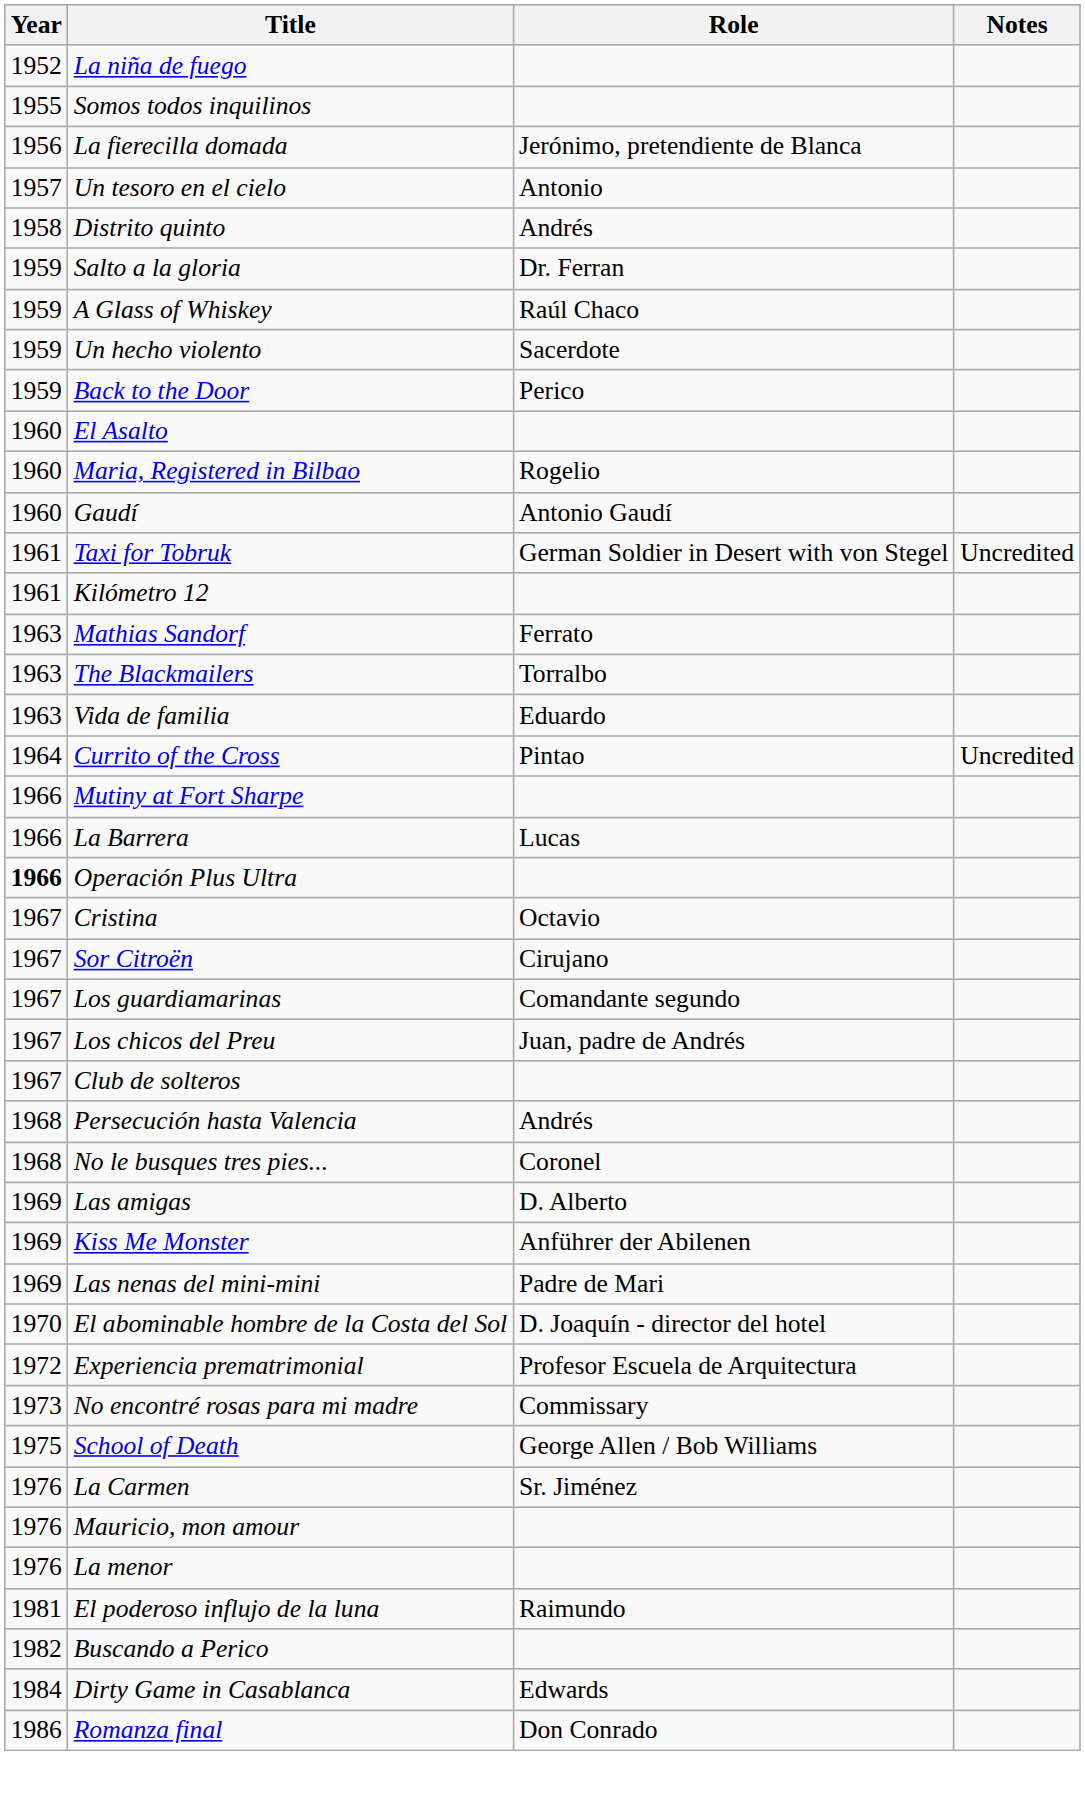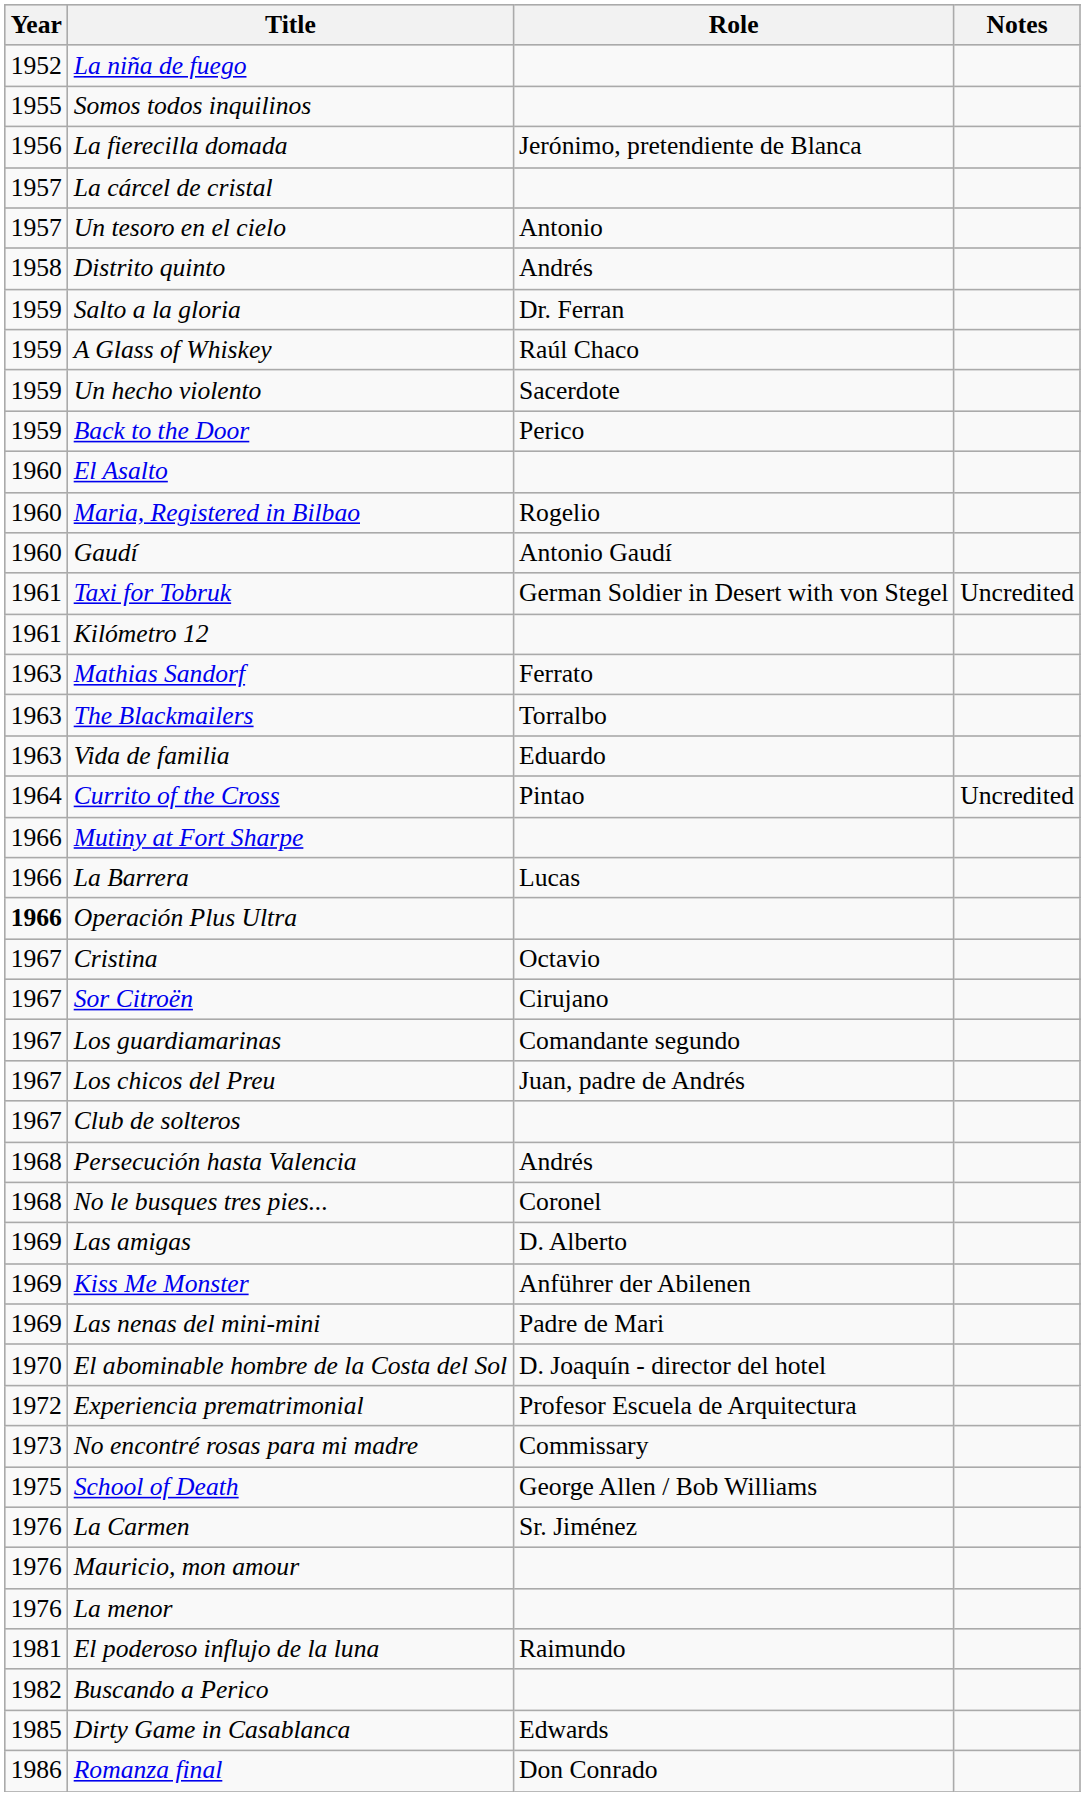+ row: (173, 187)
(36, 1689) 1984 -> (36, 1730) 1985
